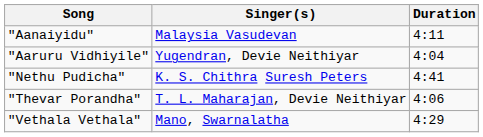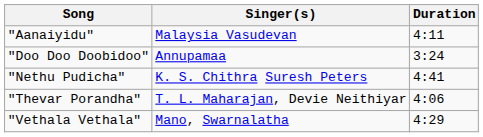- row: (78, 58)
+ row: (78, 58)
